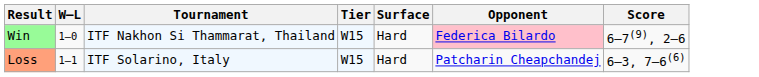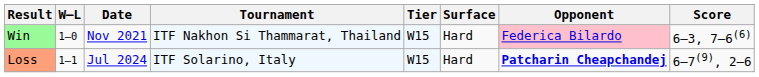+ column: (117, 15)
(646, 37) 6–7(9), 2–6 -> (712, 37) 6–3, 7–6(6)
(518, 60) normal -> (584, 60) bold
(646, 60) 6–3, 7–6(6) -> (712, 60) 6–7(9), 2–6
